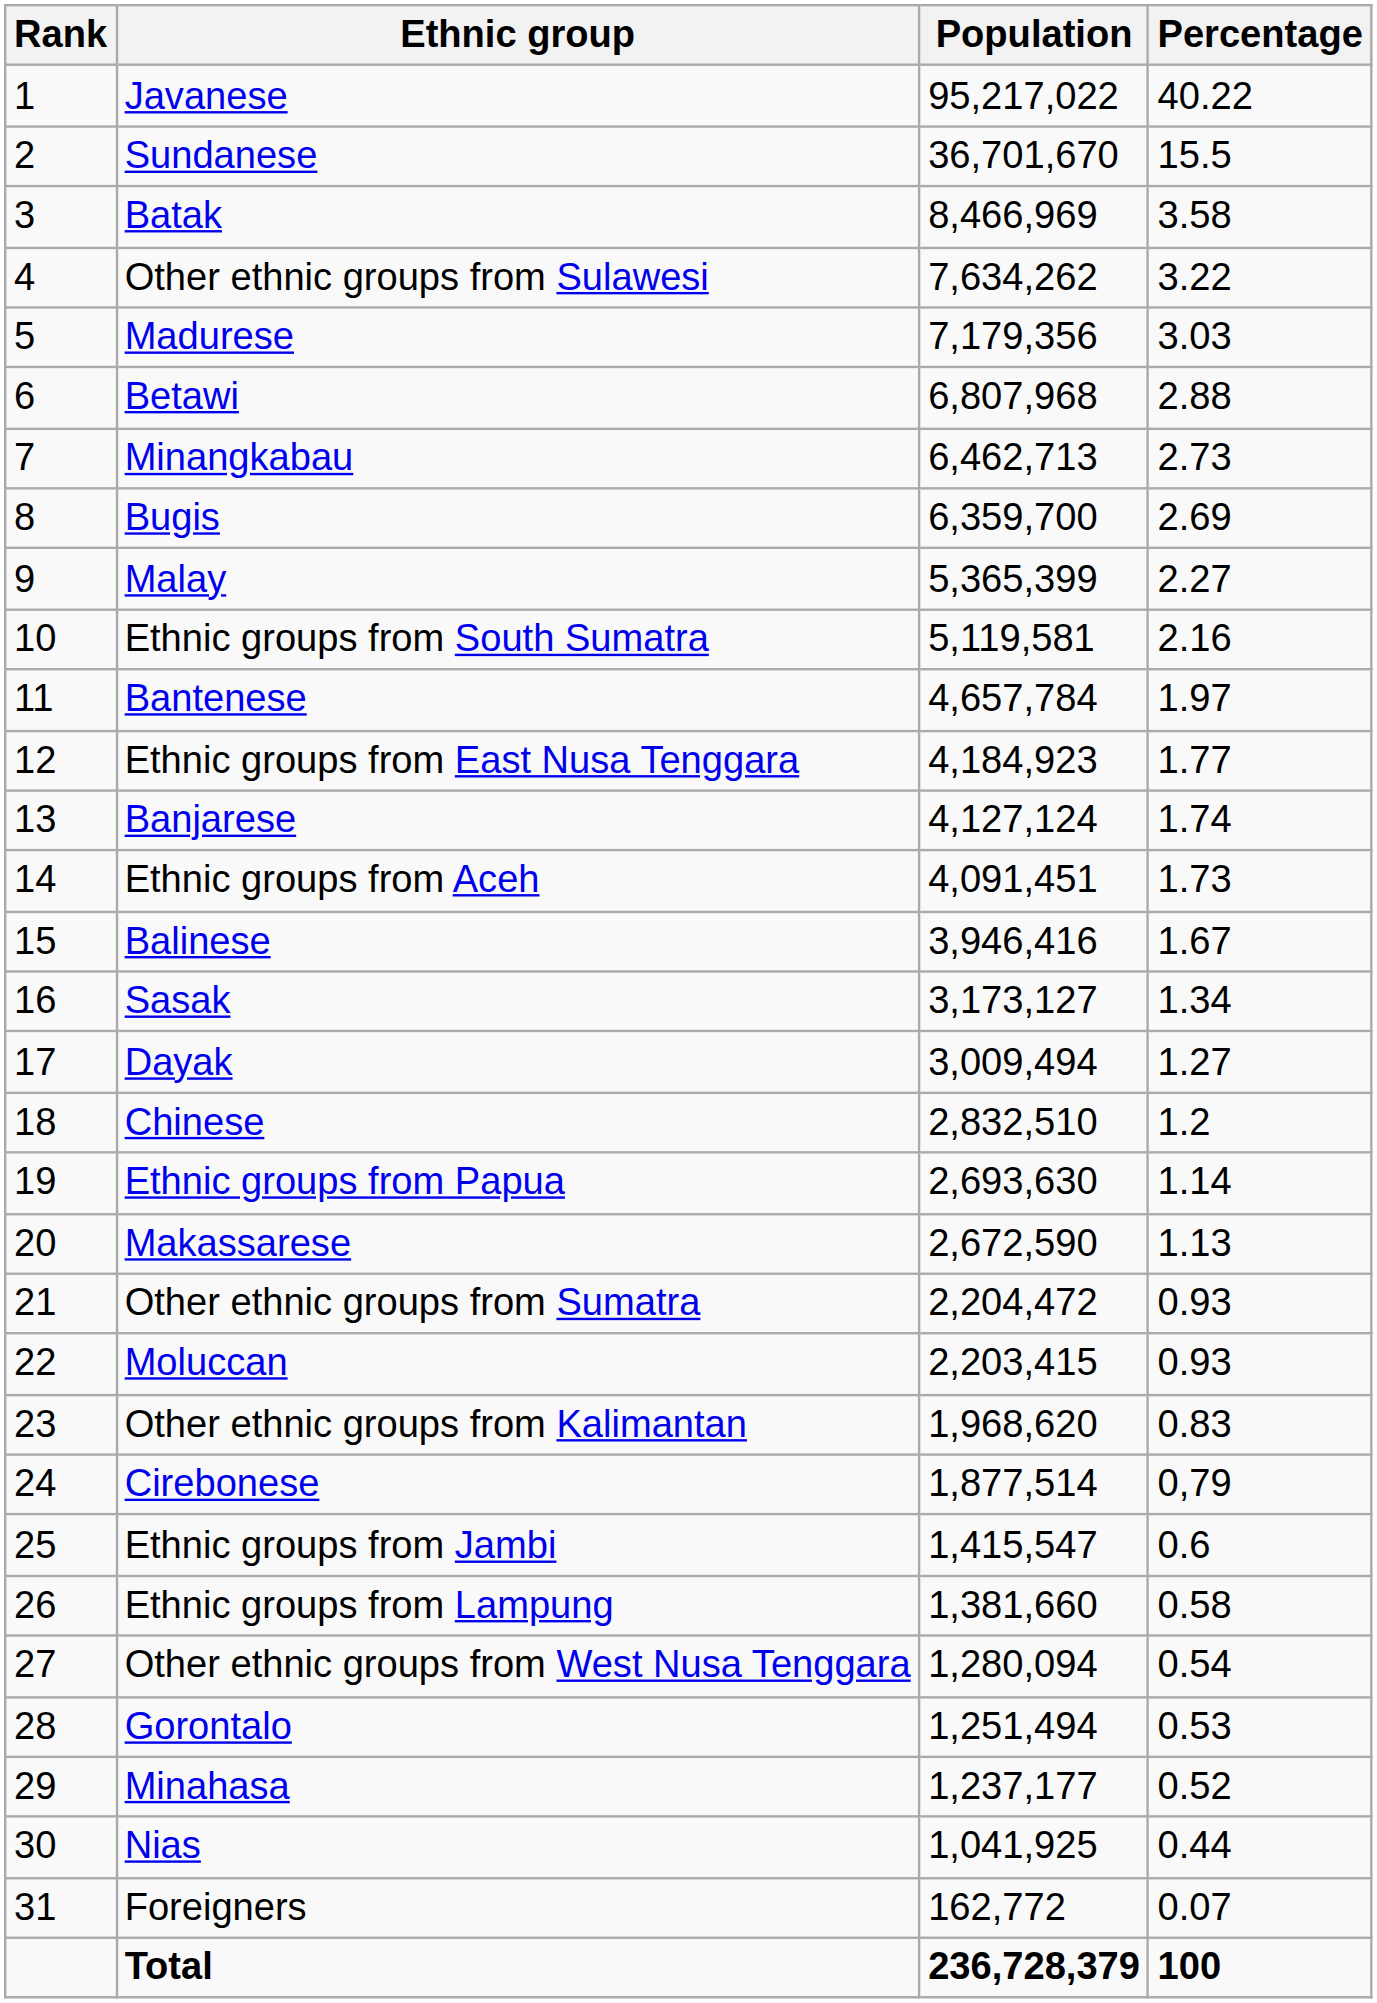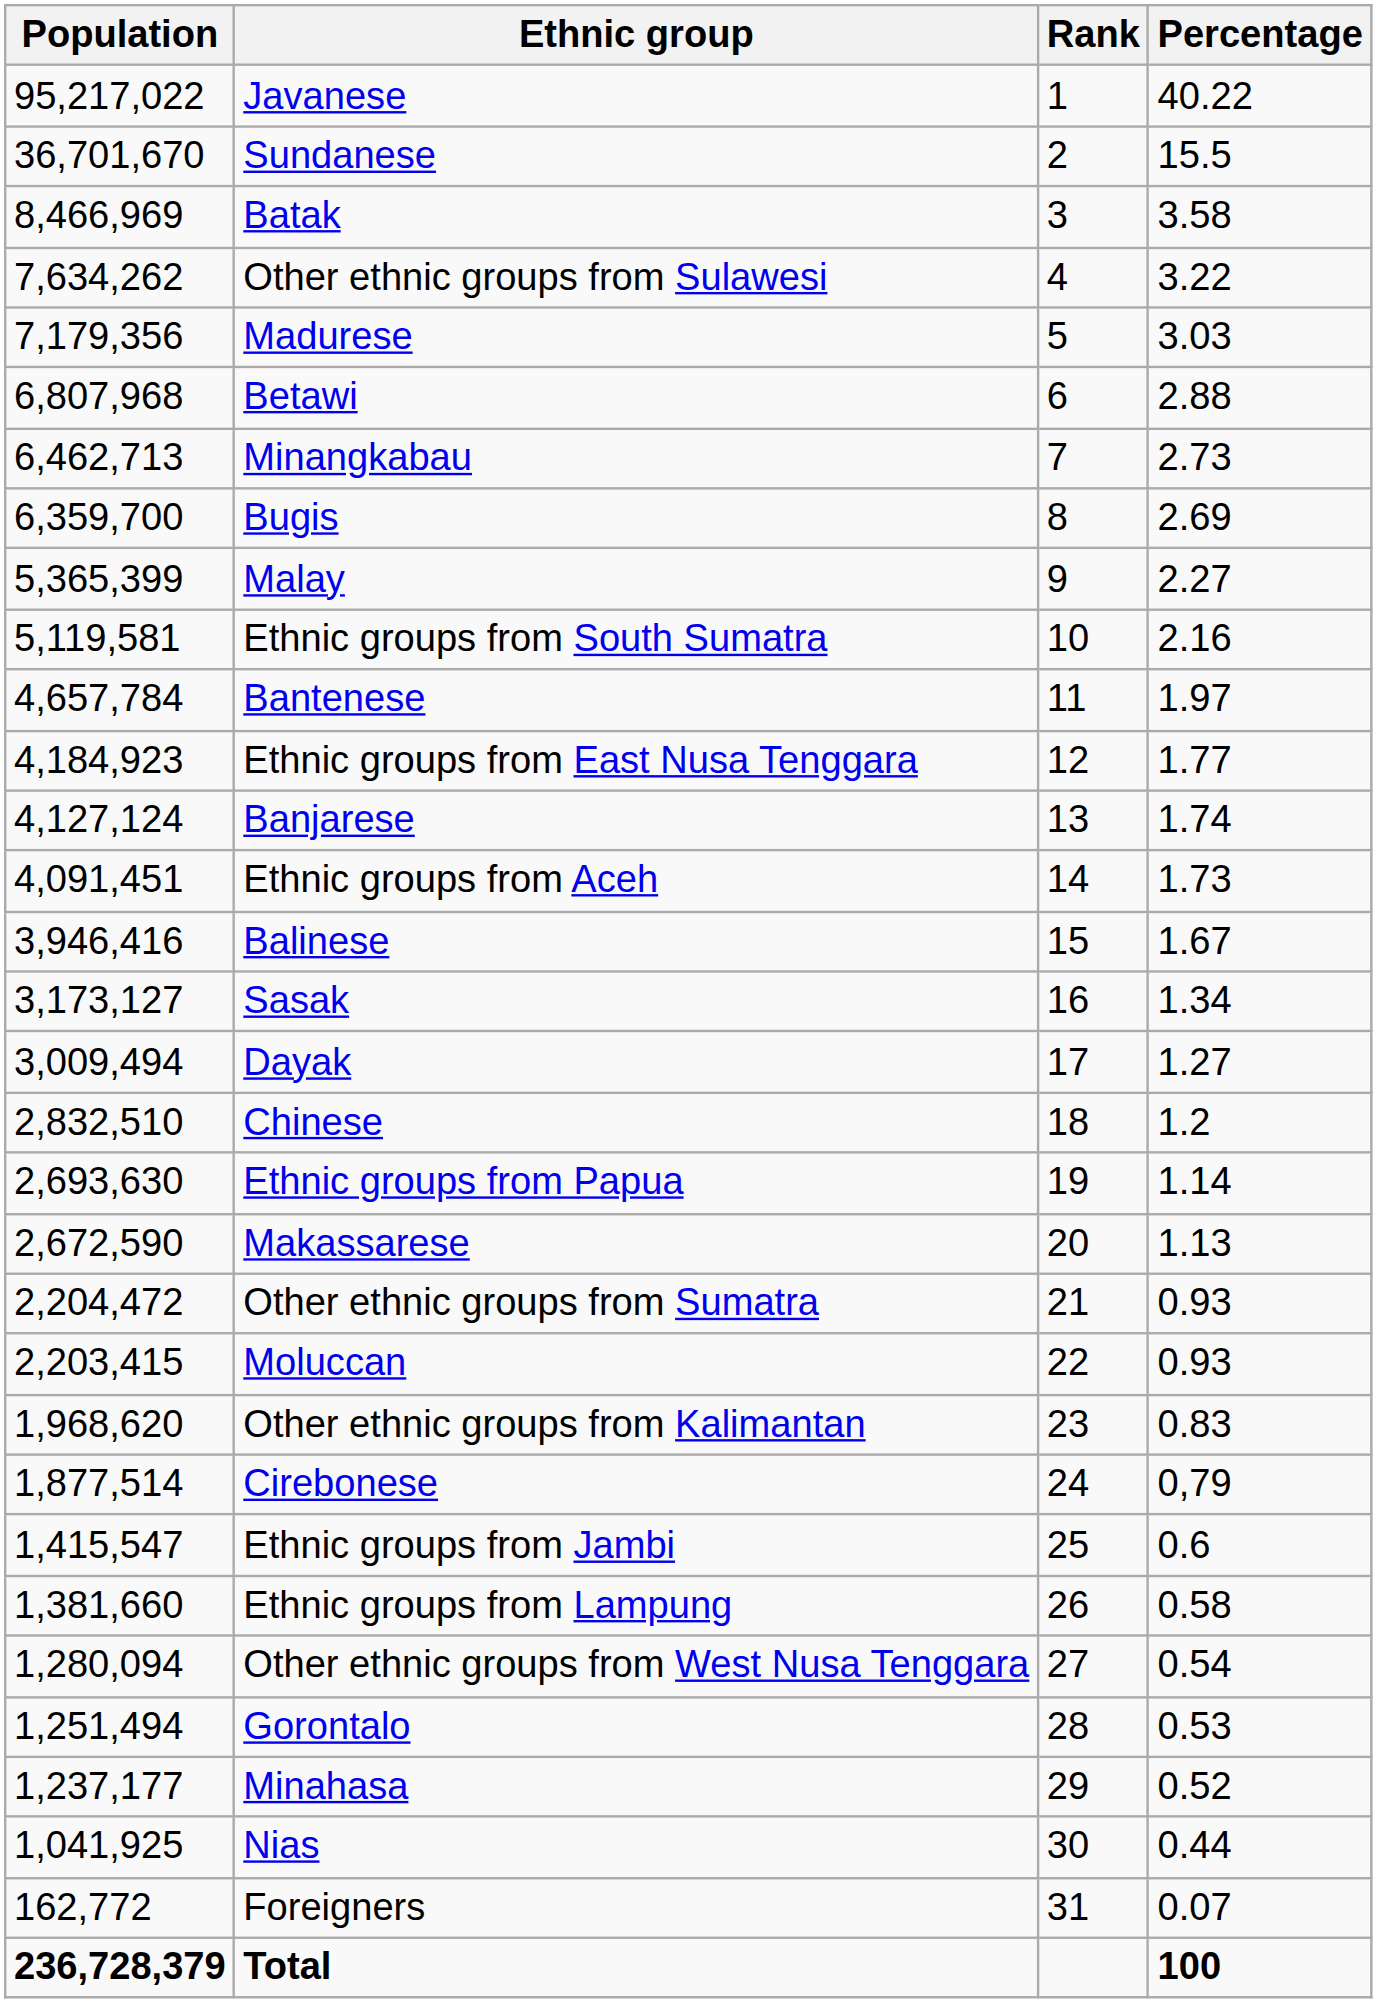columns swapped: (61, 34) <-> (1034, 34)
